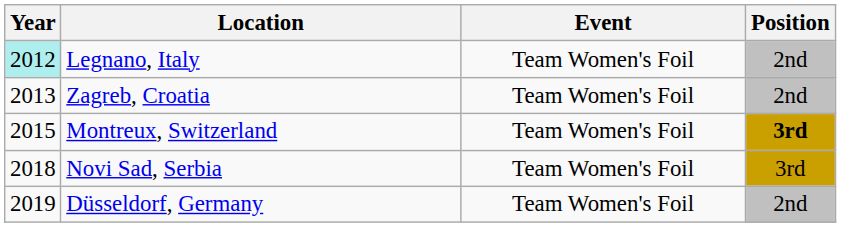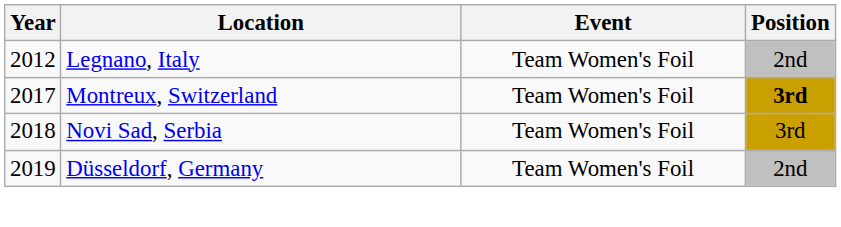(33, 58) paleturquoise background -> (33, 58) no background
- row: (138, 95)
(33, 131) 2015 -> (33, 95) 2017
